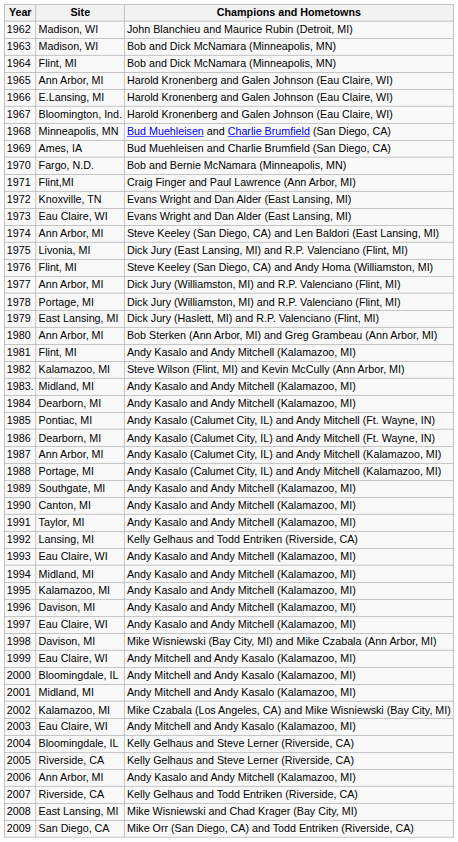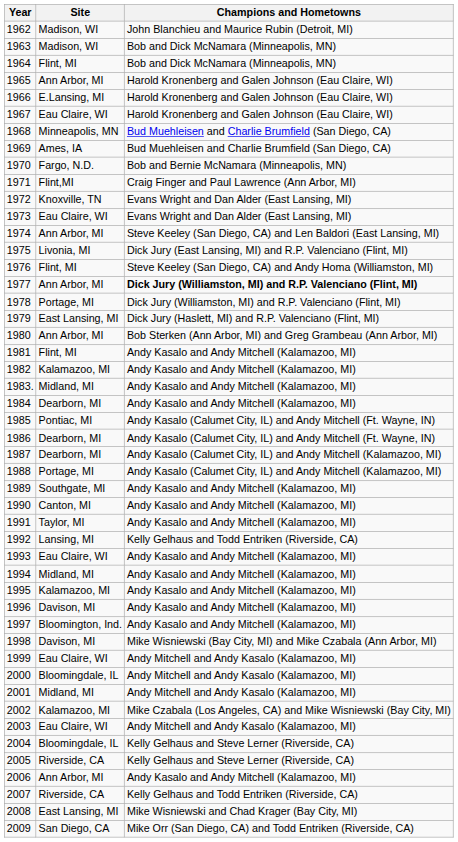(80, 115) Bloomington, Ind. -> (73, 115) Eau Claire, WI
(264, 285) normal -> (272, 285) bold
(266, 370) Steve Wilson (Flint, MI) and Kevin McCully (Ann Arbor, MI) -> (241, 370) Andy Kasalo and Andy Mitchell (Kalamazoo, MI)
(71, 455) Ann Arbor, MI -> (70, 455) Dearborn, MI
(73, 625) Eau Claire, WI -> (80, 625) Bloomington, Ind.
